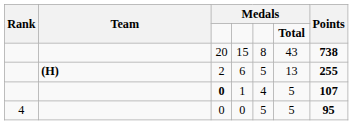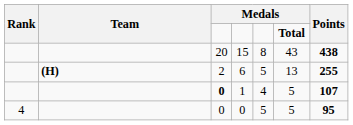(329, 52) 738 -> (329, 52) 438
